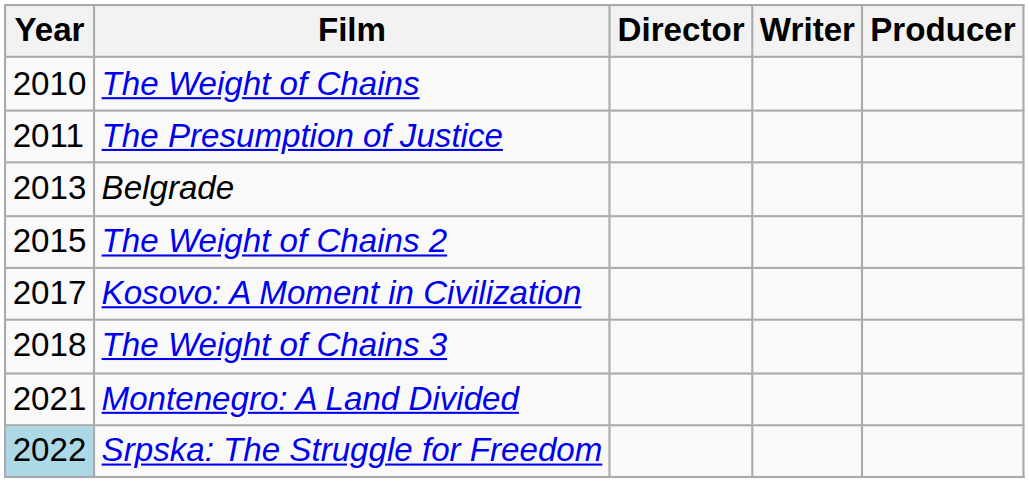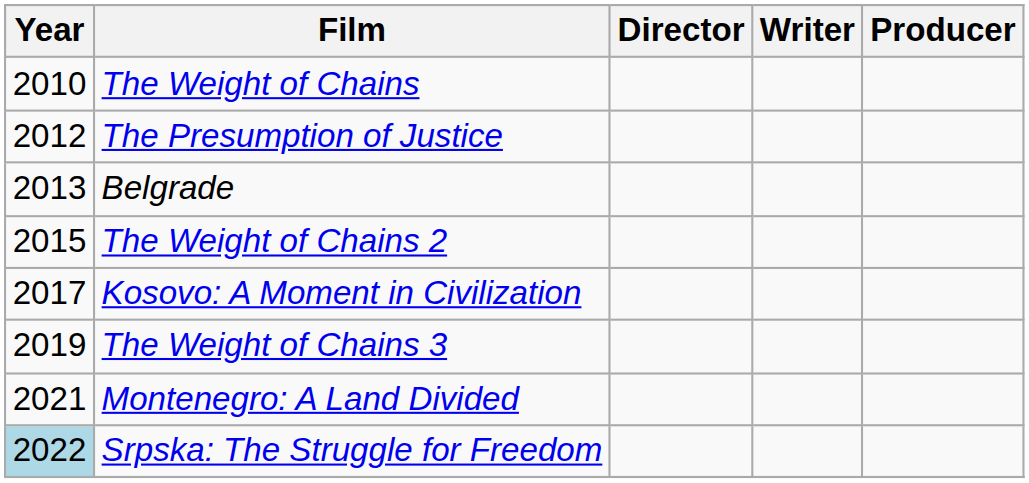(48, 135) 2011 -> (50, 135) 2012
(50, 345) 2018 -> (50, 345) 2019
